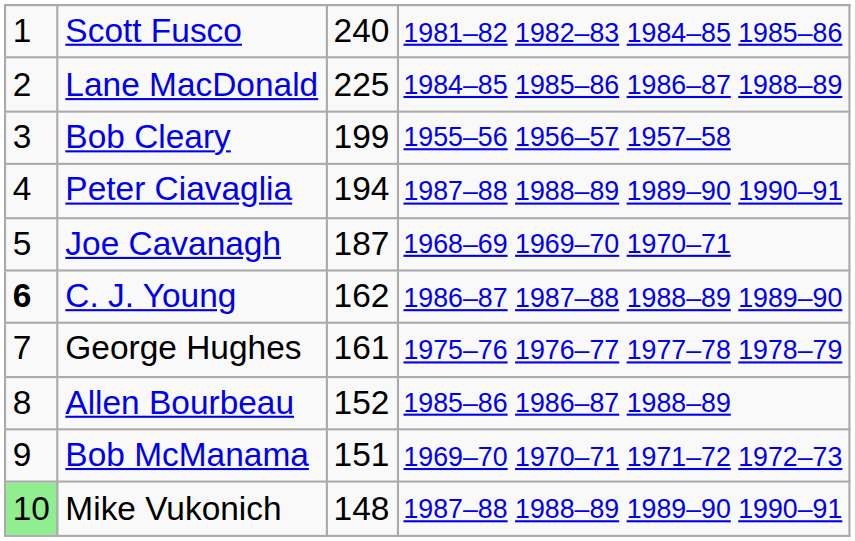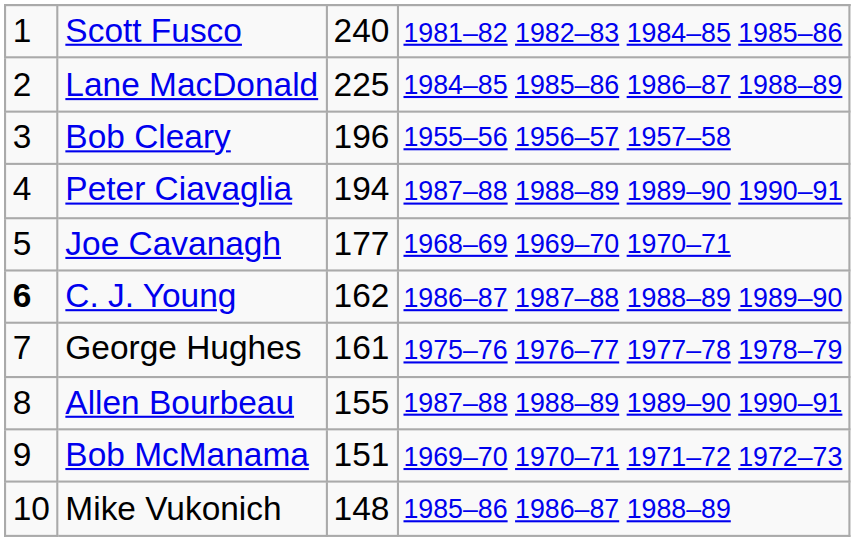(362, 137) 199 -> (362, 137) 196
(362, 243) 187 -> (362, 243) 177
(362, 402) 152 -> (362, 402) 155
(567, 403) 1985–86 1986–87 1988–89 -> (623, 403) 1987–88 1988–89 1989–90 1990–91
(31, 508) lightgreen background -> (31, 508) no background
(623, 509) 1987–88 1988–89 1989–90 1990–91 -> (567, 509) 1985–86 1986–87 1988–89
